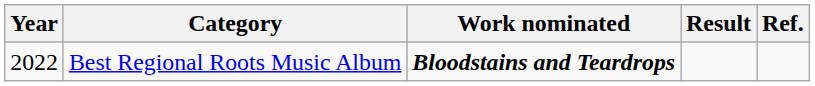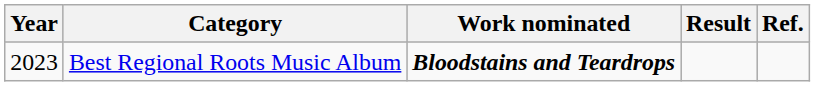(34, 61) 2022 -> (34, 61) 2023
